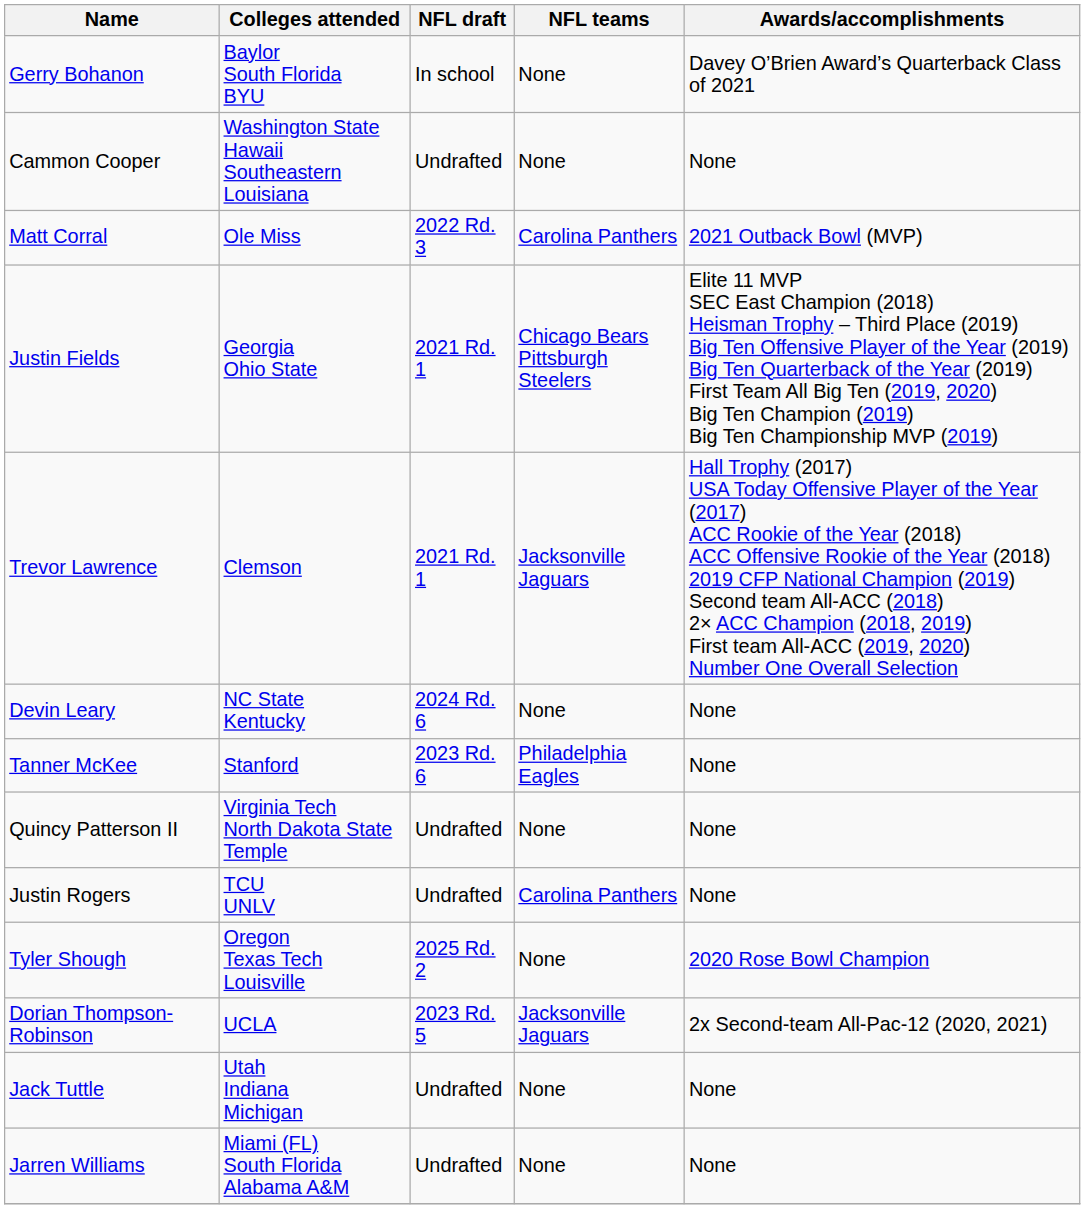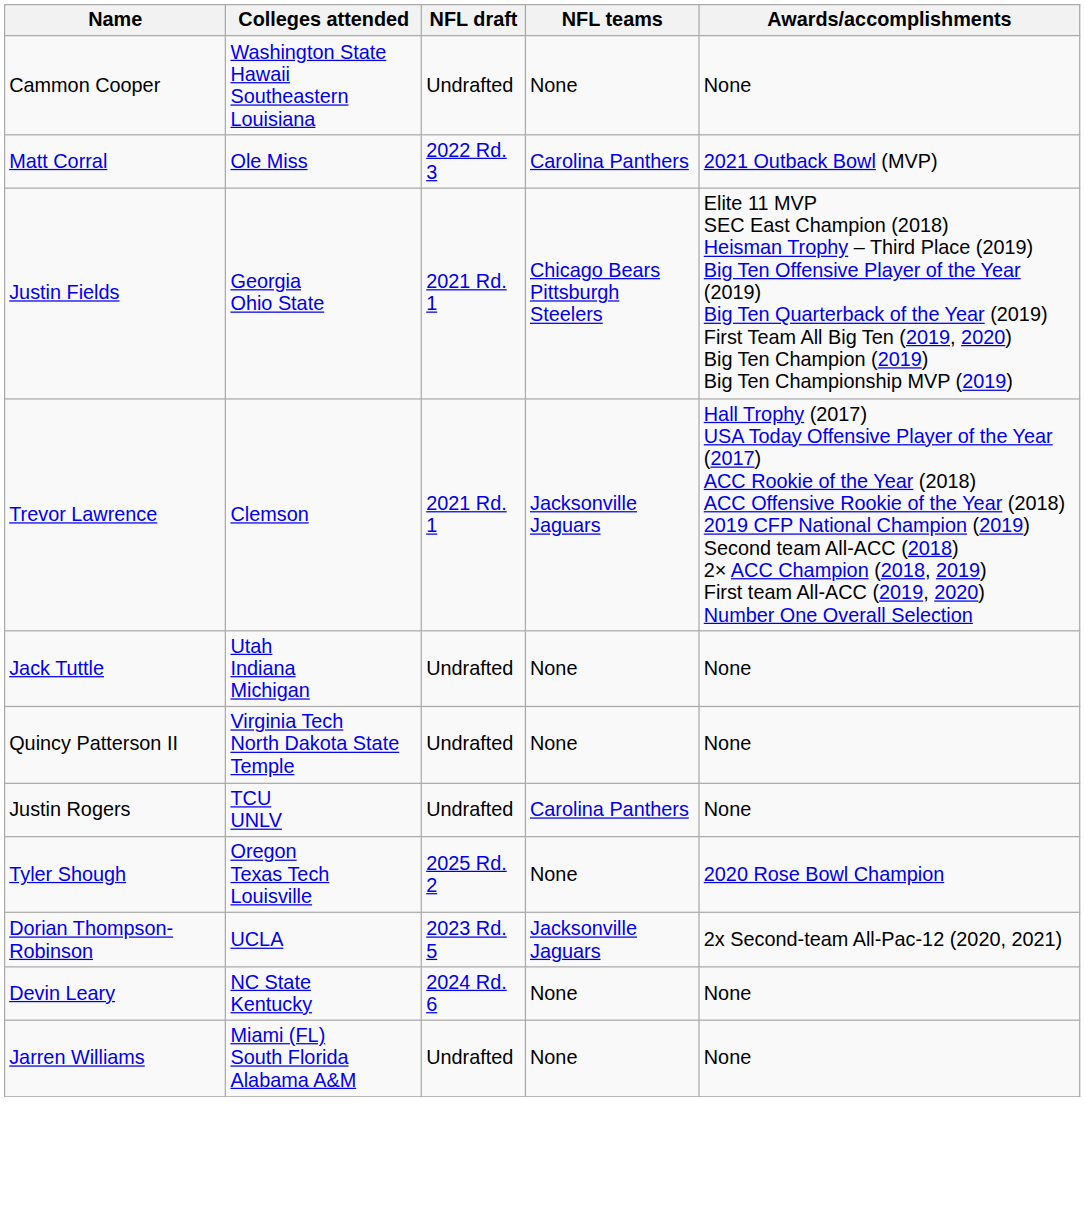- row: (76, 74)
rows swapped: (62, 711) <-> (57, 1089)
- row: (73, 765)
